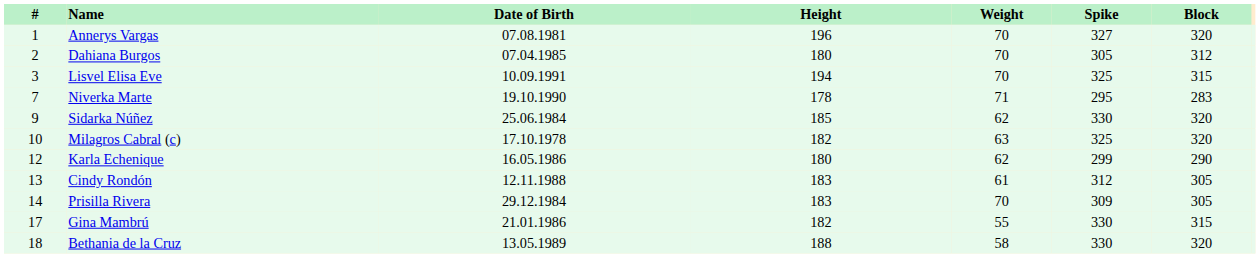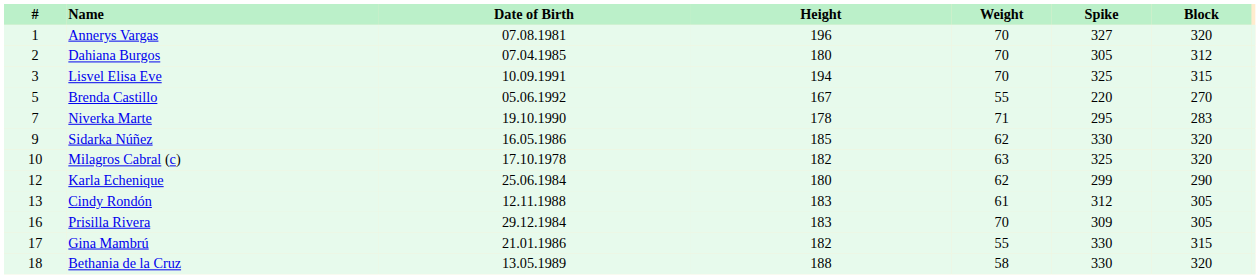+ row: (113, 97)
(534, 118) 25.06.1984 -> (534, 139) 16.05.1986
(534, 159) 16.05.1986 -> (534, 180) 25.06.1984
(35, 201) 14 -> (35, 222) 16
